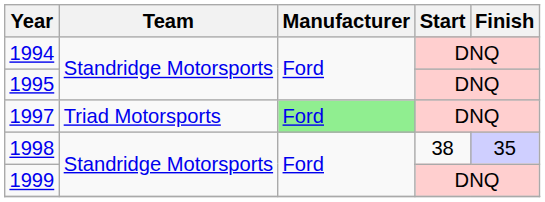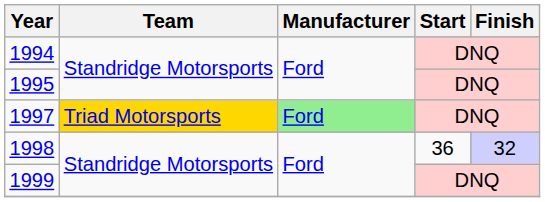(142, 117) no background -> (142, 117) gold background
(443, 148) 38 -> (443, 148) 36
(505, 148) 35 -> (505, 148) 32
